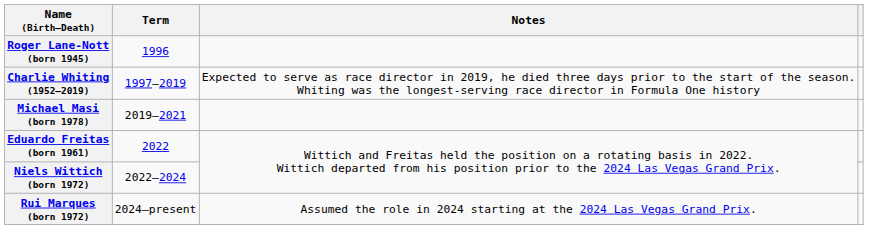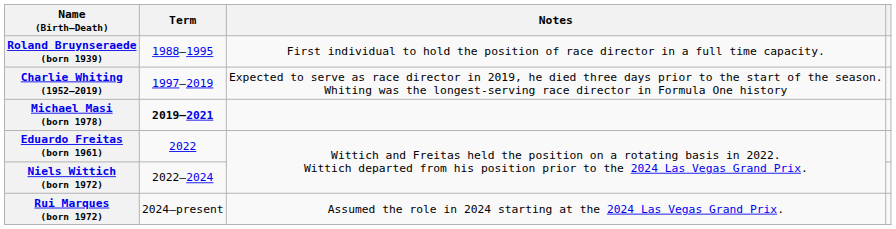+ row: (72, 52)
- row: (58, 52)
(156, 115) normal -> (183, 115) bold
